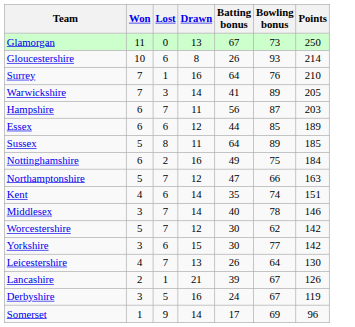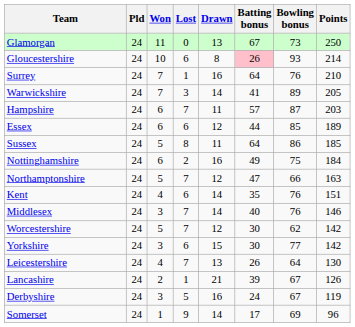+ column: (137, 19)
(234, 59) no background -> (254, 59) pink background
(234, 110) 56 -> (254, 110) 57
(275, 144) 89 -> (295, 144) 86
(275, 195) 74 -> (295, 195) 76
(275, 212) 78 -> (295, 212) 76
